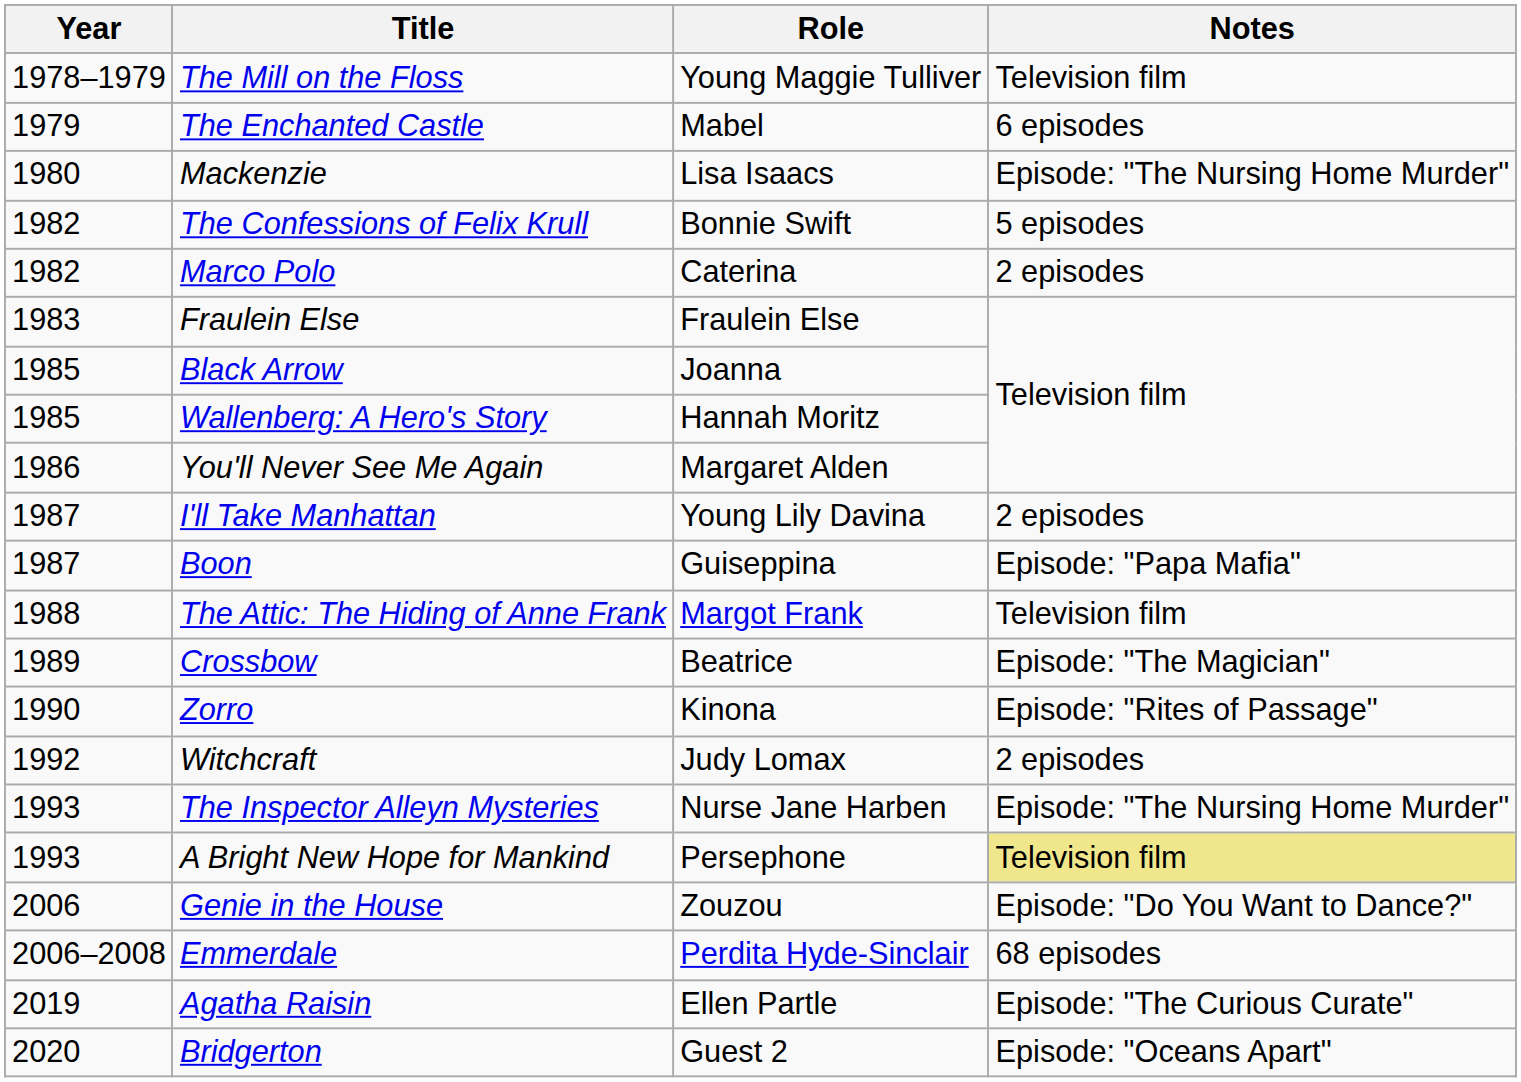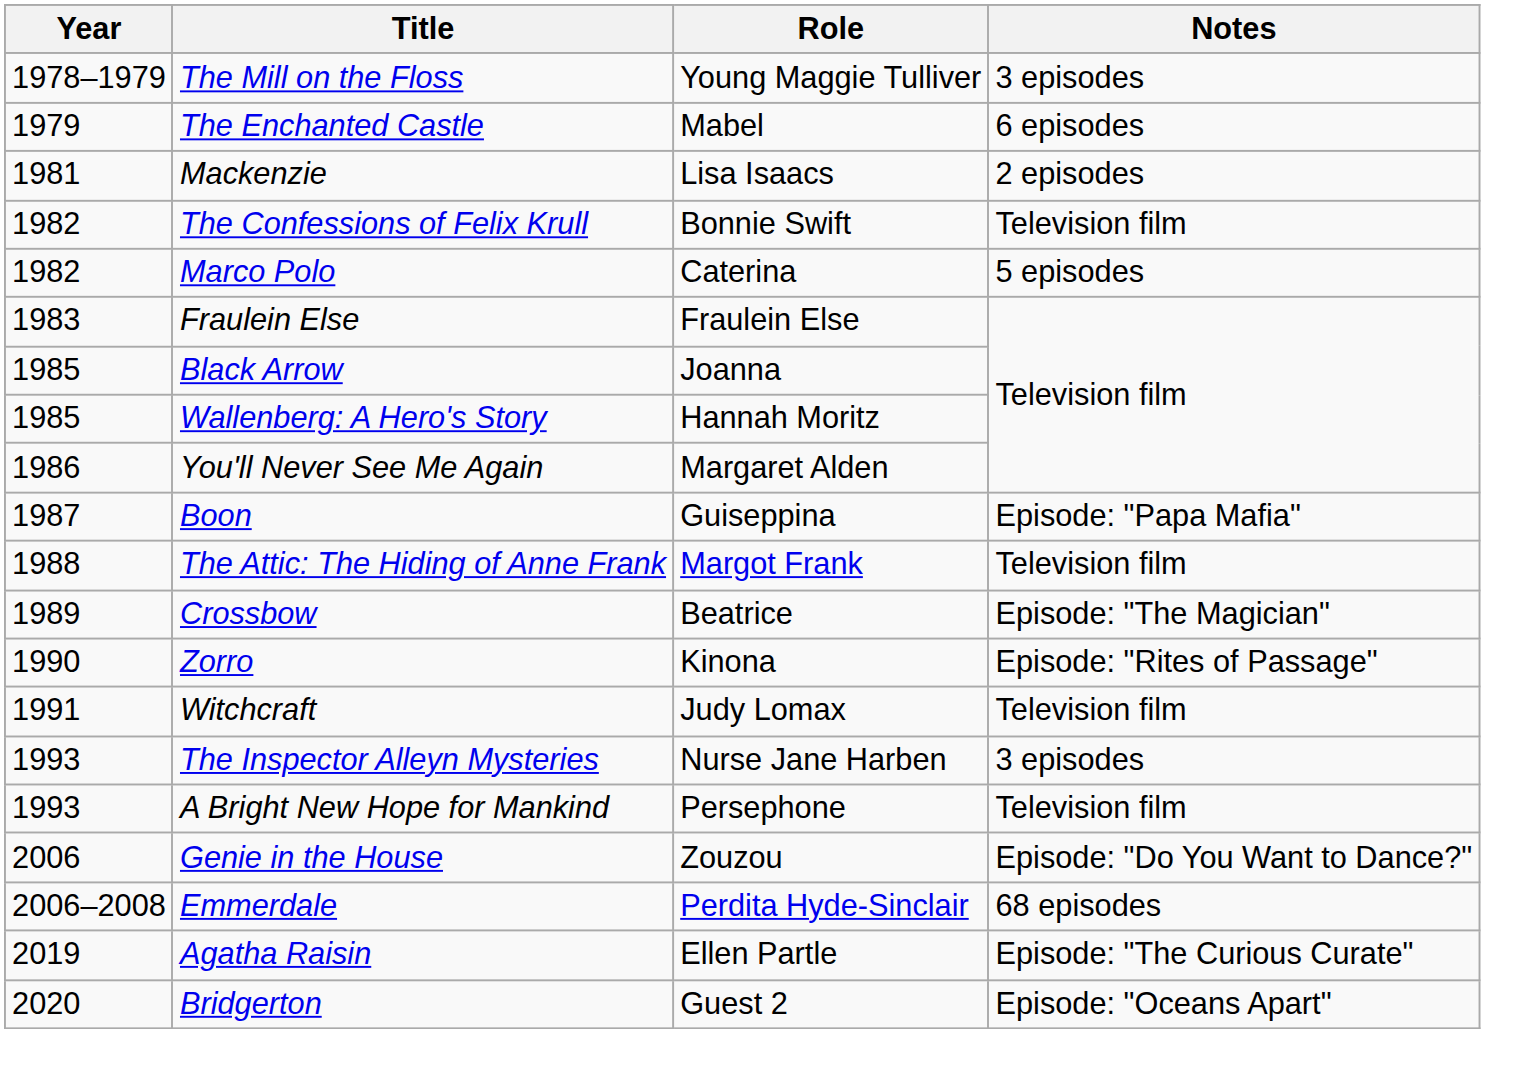(1091, 77) Television film -> (1070, 77) 3 episodes
(46, 175) 1980 -> (46, 175) 1981
(1252, 175) Episode: "The Nursing Home Murder" -> (1070, 175) 2 episodes
(1070, 223) 5 episodes -> (1091, 223) Television film
(1070, 272) 2 episodes -> (1070, 272) 5 episodes
- row: (308, 516)
(46, 759) 1992 -> (46, 710) 1991
(1070, 759) 2 episodes -> (1091, 710) Television film
(1252, 808) Episode: "The Nursing Home Murder" -> (1070, 759) 3 episodes
(1091, 857) khaki background -> (1091, 808) no background
